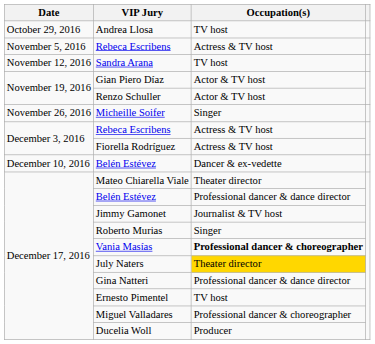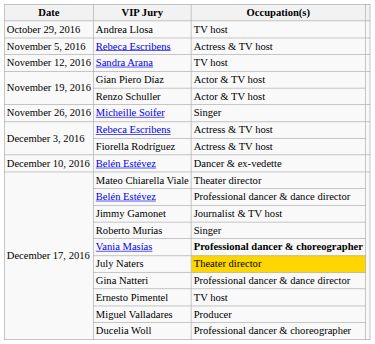(272, 314) Professional dancer & choreographer -> (213, 314) Producer
(213, 331) Producer -> (272, 331) Professional dancer & choreographer
